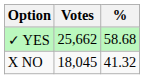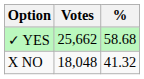(77, 62) 18,045 -> (77, 62) 18,048
